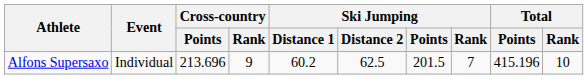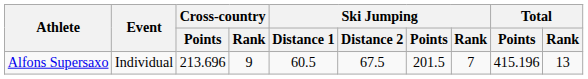(303, 63) 60.2 -> (303, 63) 60.5
(372, 63) 62.5 -> (372, 63) 67.5
(563, 63) 10 -> (563, 63) 13
